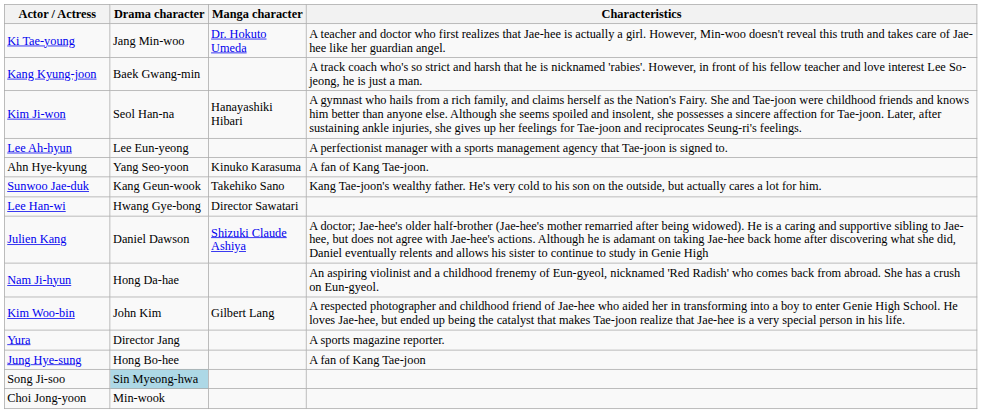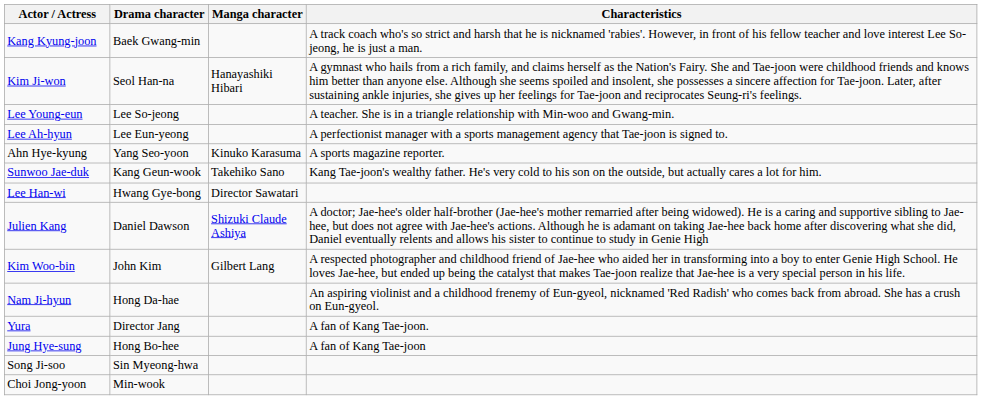- row: (41, 40)
+ row: (45, 114)
(369, 167) A fan of Kang Tae-joon. -> (377, 153) A sports magazine reporter.
rows swapped: (39, 280) <-> (41, 313)
(377, 340) A sports magazine reporter. -> (369, 326) A fan of Kang Tae-joon.
(156, 379) lightblue background -> (156, 365) no background
